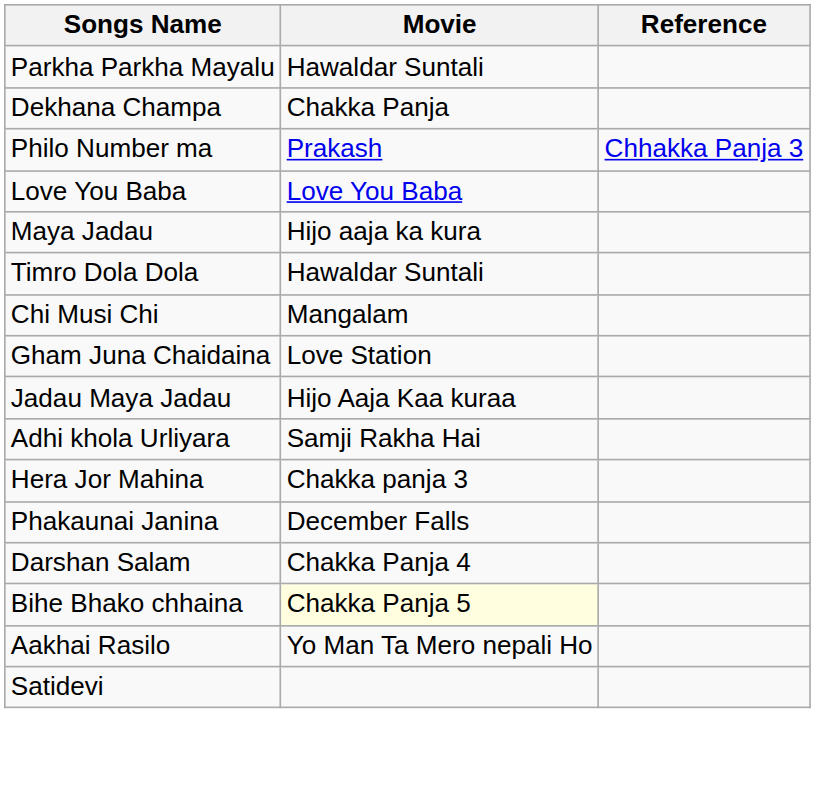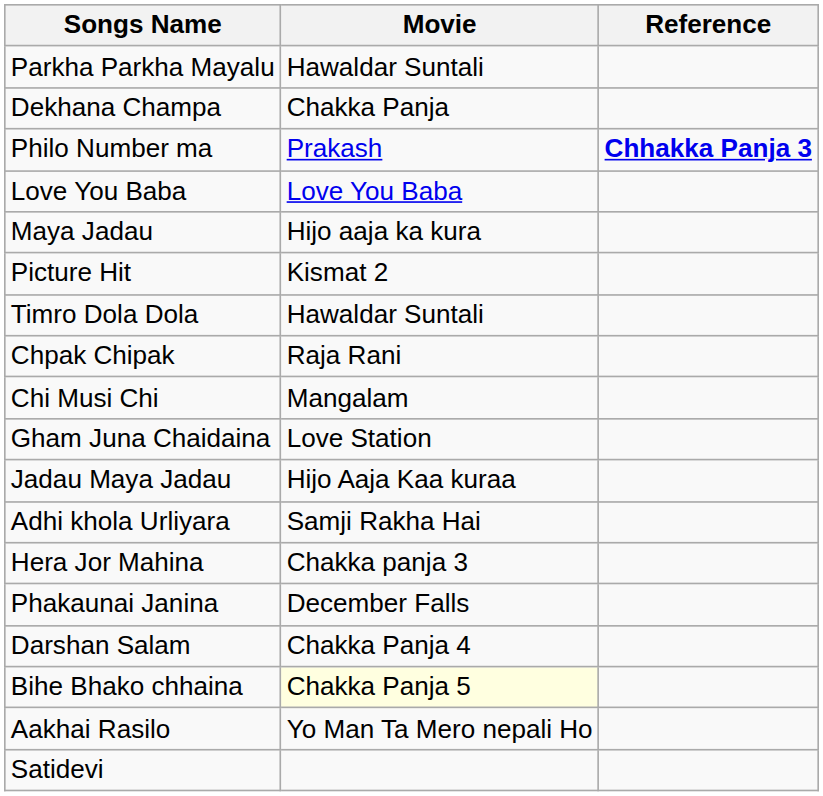(704, 149) normal -> (708, 149) bold
+ row: (71, 273)
+ row: (93, 356)
